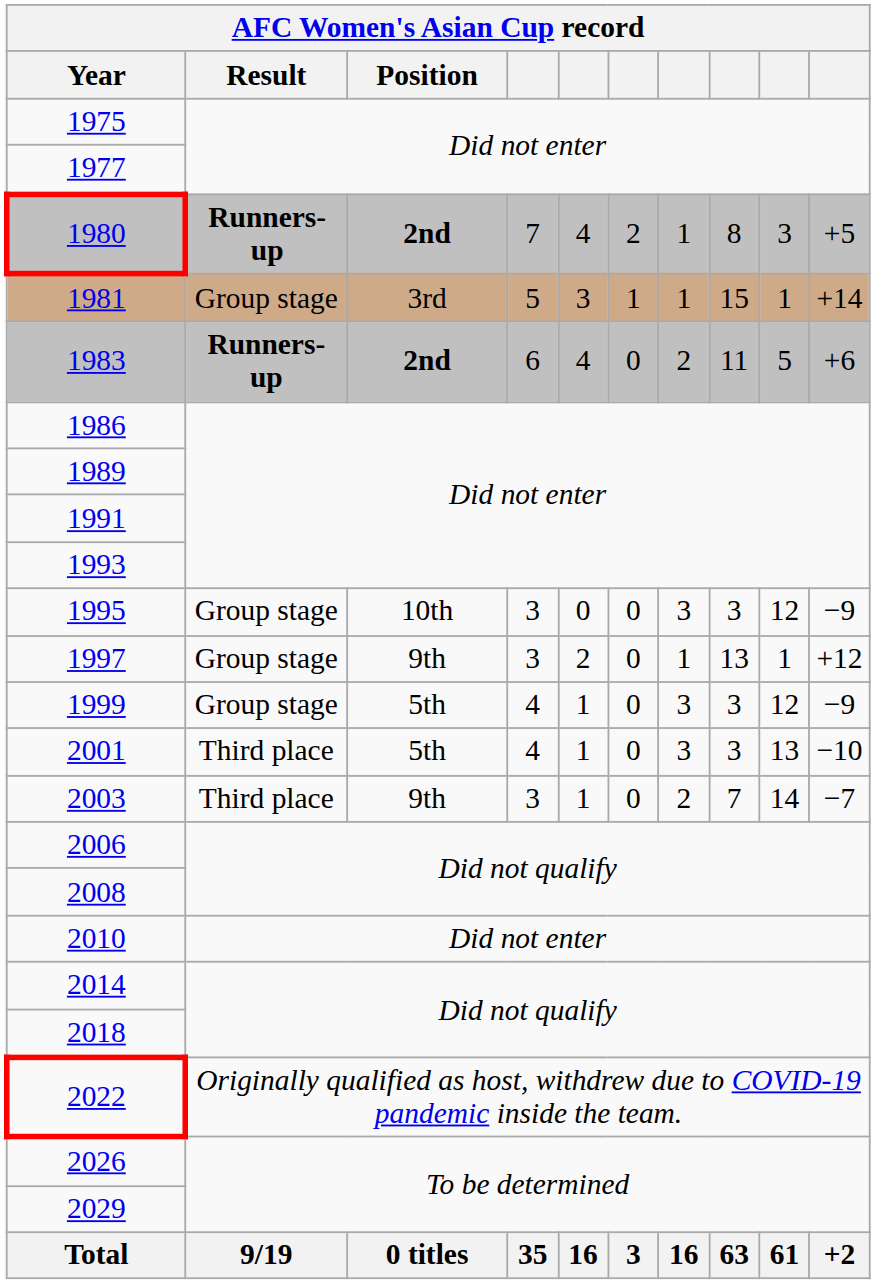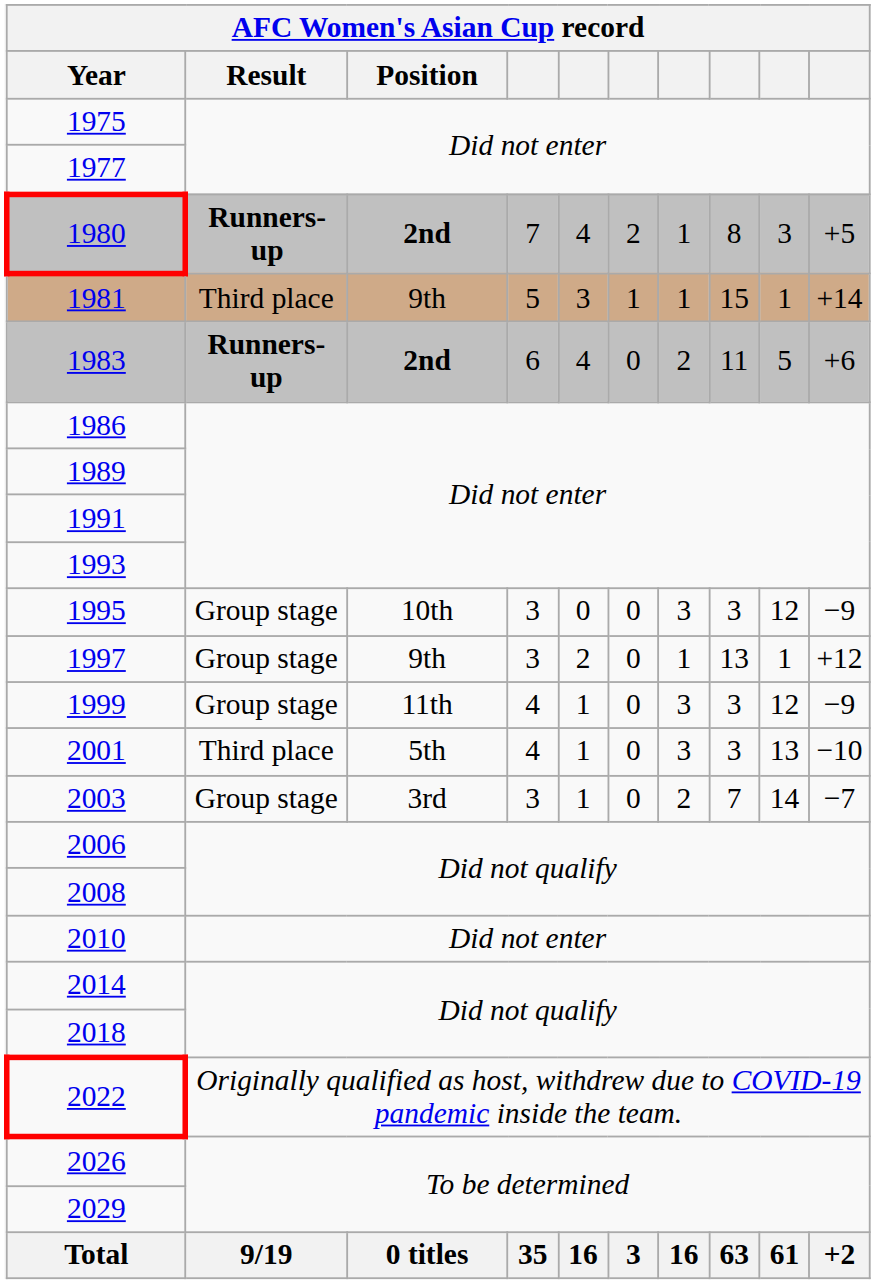(266, 297) Group stage -> (266, 297) Third place
(427, 297) 3rd -> (427, 297) 9th
(427, 704) 5th -> (427, 704) 11th
(266, 798) Third place -> (266, 798) Group stage
(427, 798) 9th -> (427, 798) 3rd
